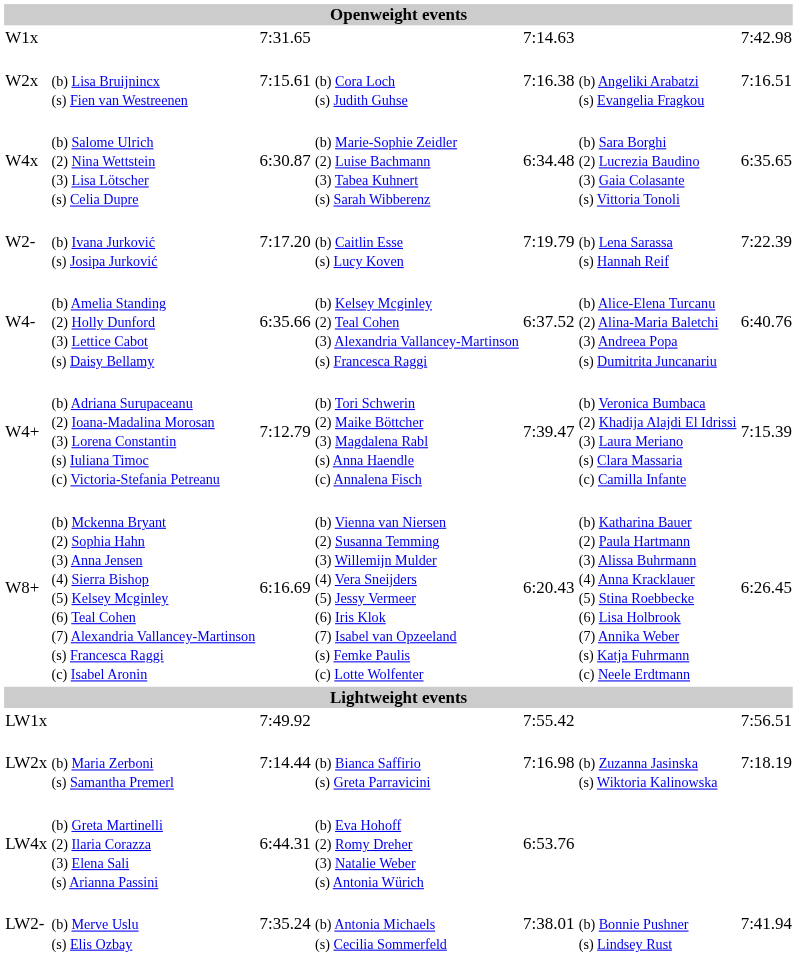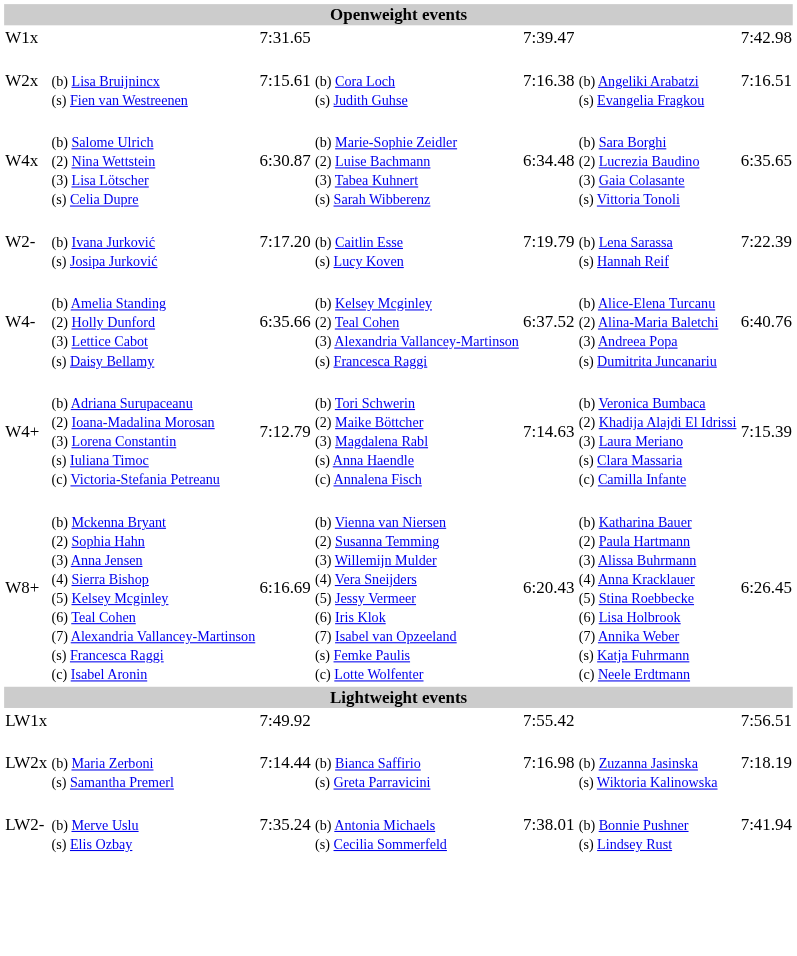(549, 38) 7:14.63 -> (549, 38) 7:39.47
(549, 431) 7:39.47 -> (549, 431) 7:14.63
- row: (26, 843)
